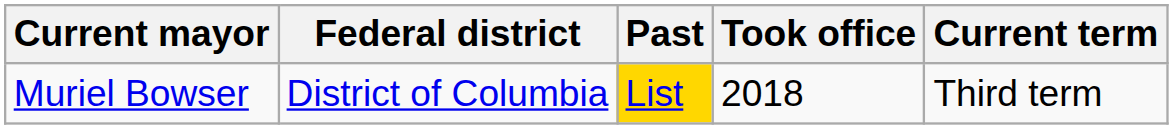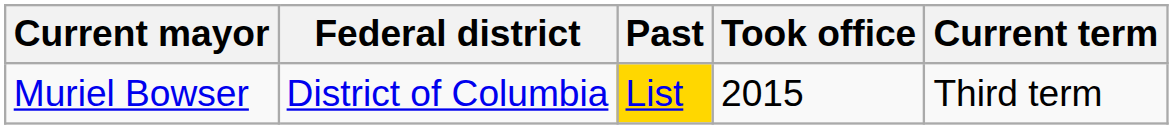(762, 92) 2018 -> (762, 92) 2015
